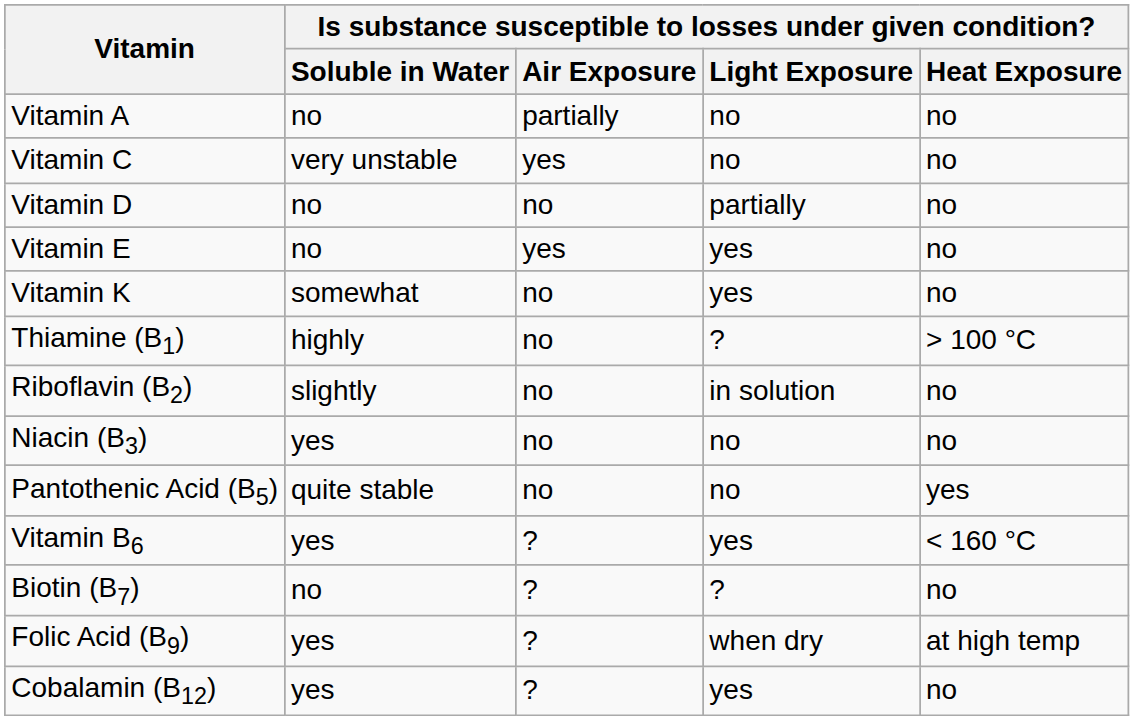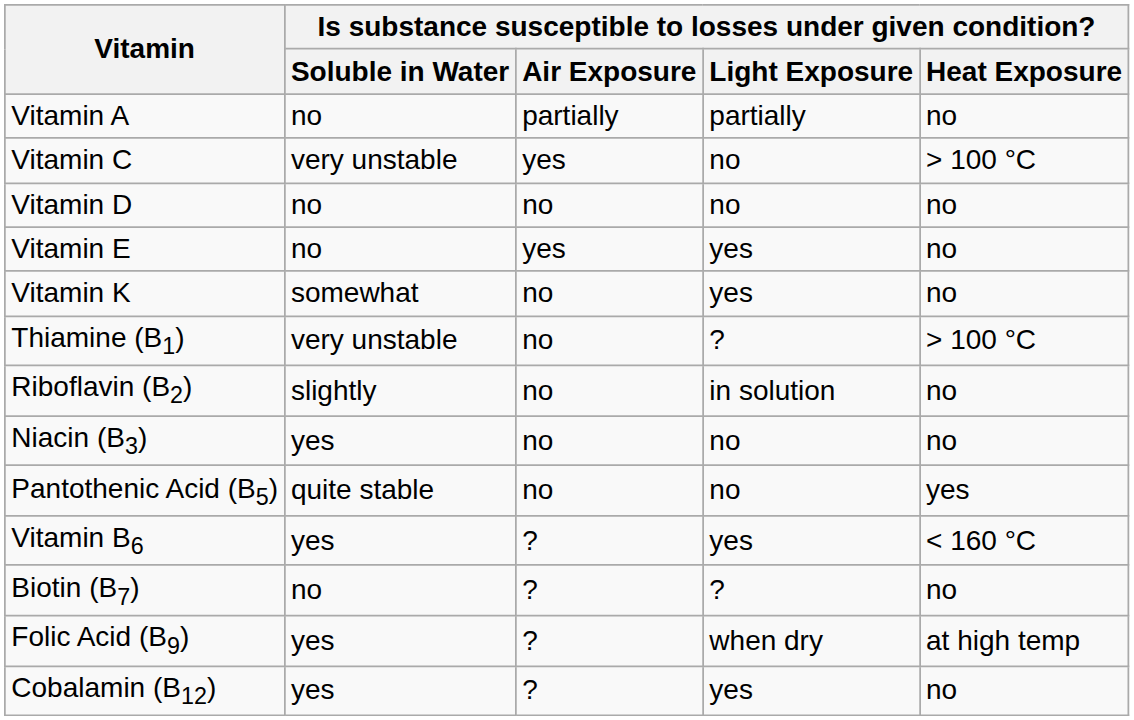(725, 115) no -> (758, 115) partially
(942, 159) no -> (981, 159) > 100 °C
(758, 204) partially -> (725, 204) no
(328, 340) highly -> (374, 340) very unstable
